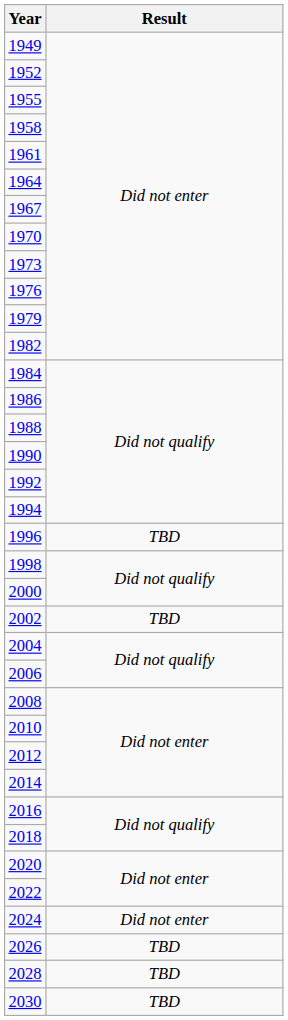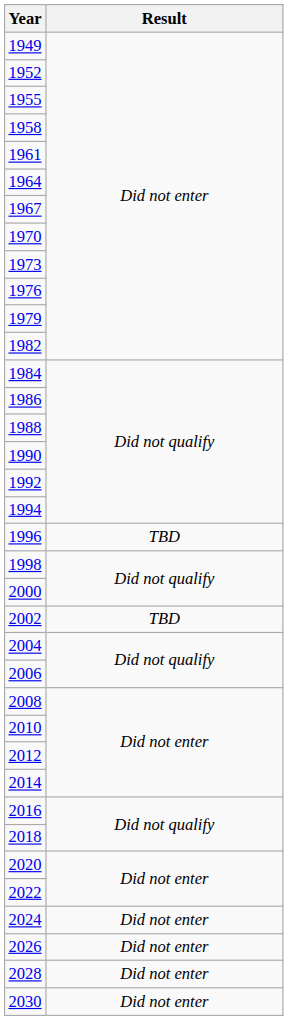(164, 947) TBD -> (164, 947) Did not enter
(164, 974) TBD -> (164, 974) Did not enter
(164, 1001) TBD -> (164, 1001) Did not enter
